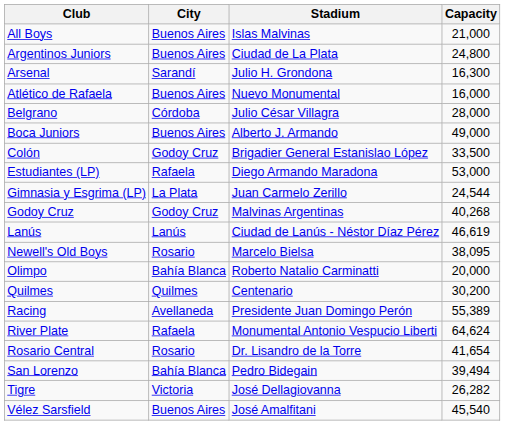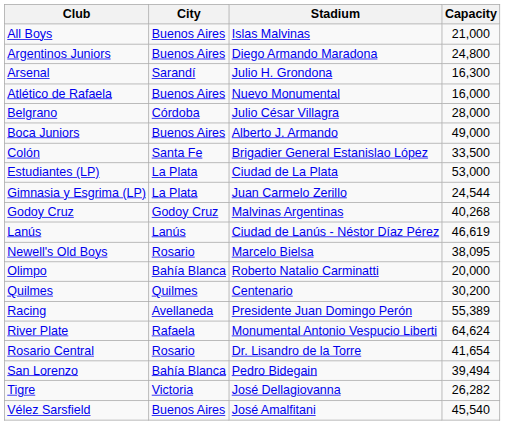(285, 53) Ciudad de La Plata -> (305, 53) Diego Armando Maradona
(185, 152) Godoy Cruz -> (177, 152) Santa Fe
(173, 172) Rafaela -> (175, 172) La Plata
(305, 172) Diego Armando Maradona -> (285, 172) Ciudad de La Plata
